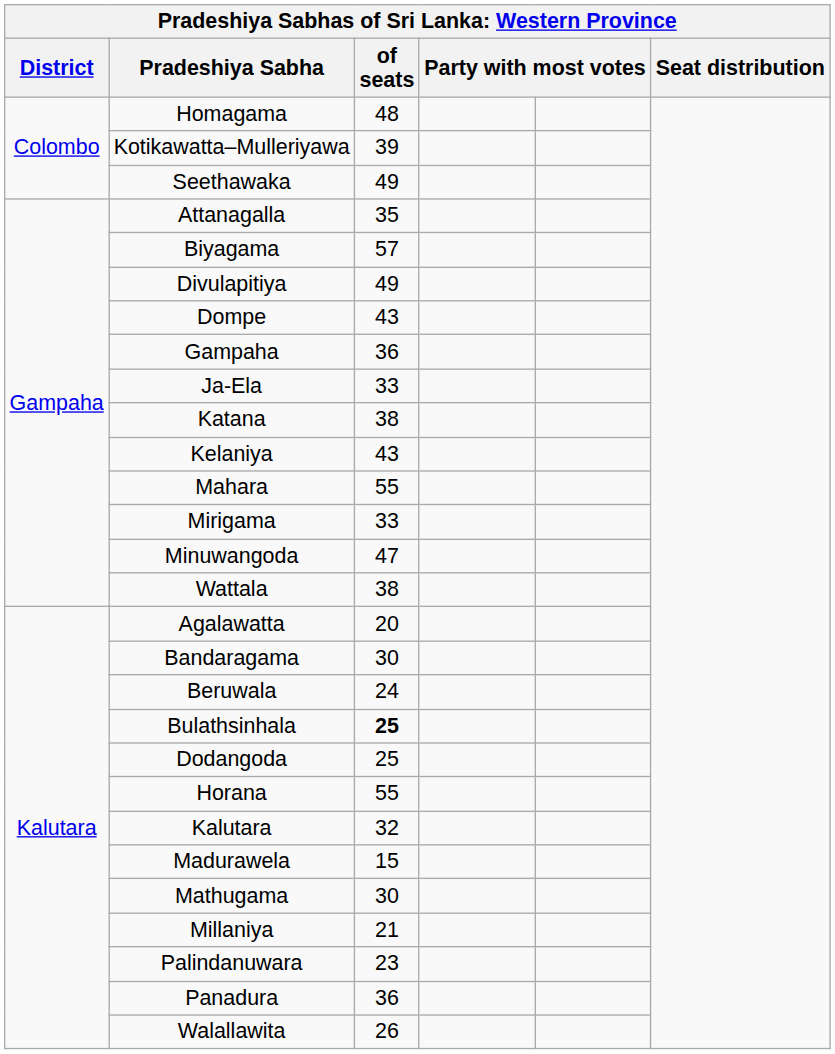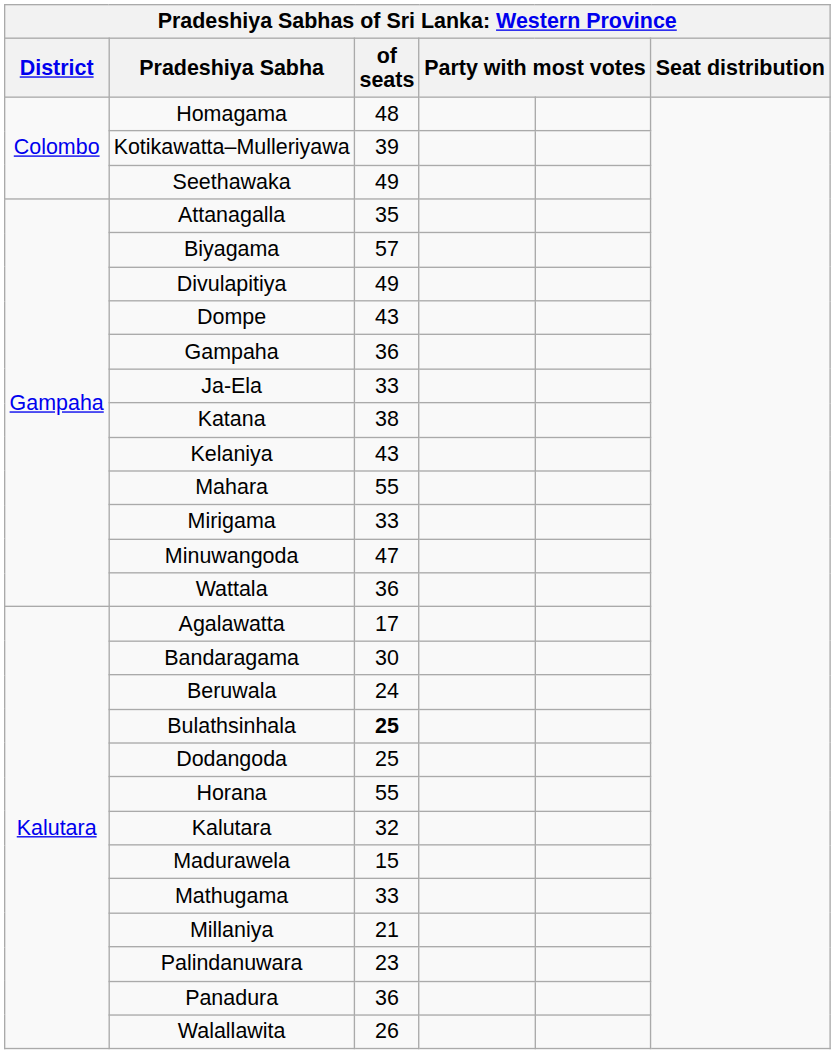(387, 589) 38 -> (387, 589) 36
(387, 623) 20 -> (387, 623) 17
(387, 895) 30 -> (387, 895) 33
